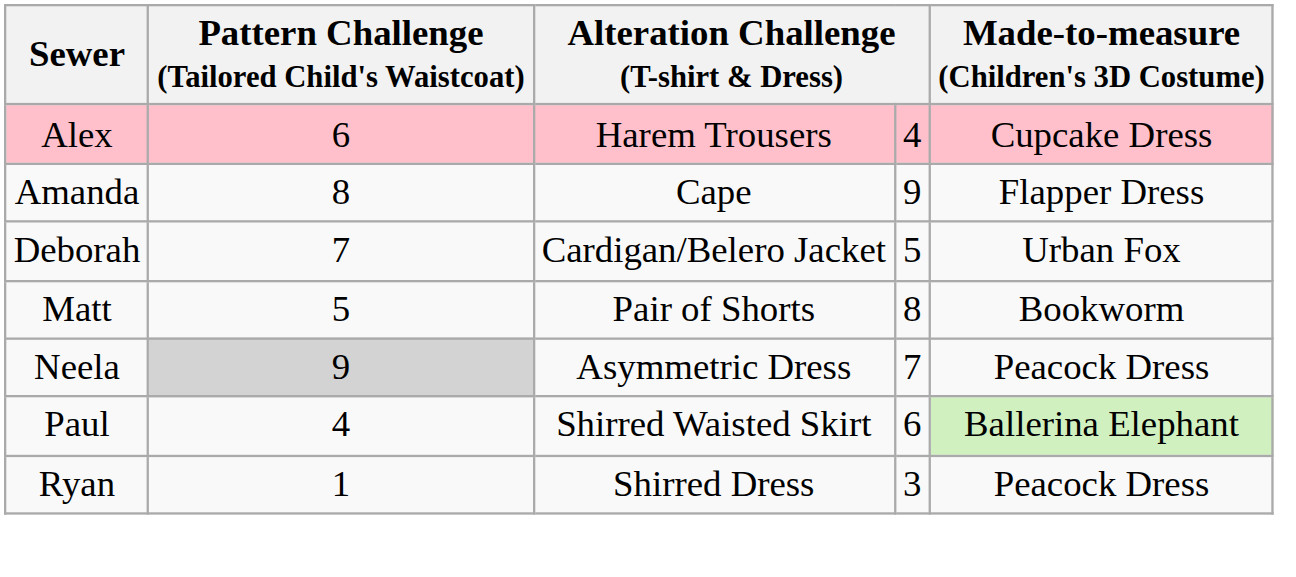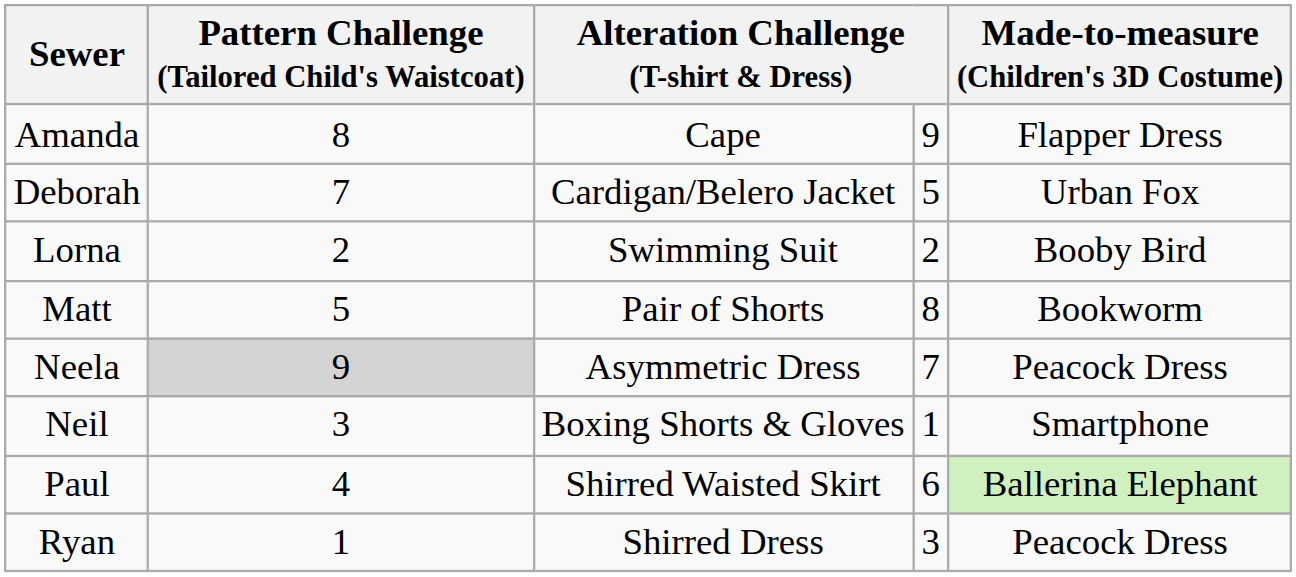- row: (77, 133)
+ row: (77, 250)
+ row: (77, 425)
